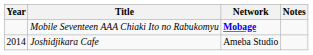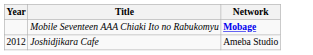- column: (294, 12)
(16, 42) 2014 -> (16, 42) 2012
